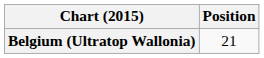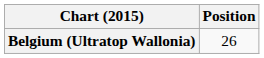(229, 41) 21 -> (229, 41) 26
